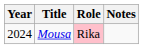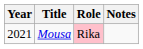(20, 33) 2024 -> (20, 33) 2021
